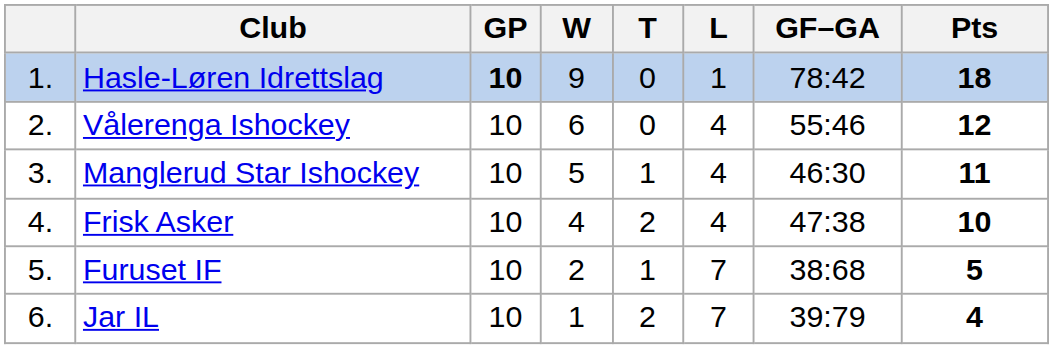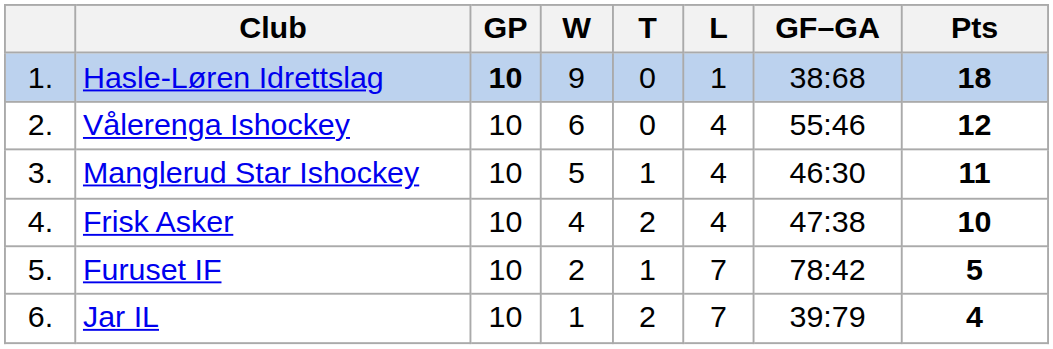(828, 76) 78:42 -> (828, 76) 38:68
(828, 269) 38:68 -> (828, 269) 78:42
